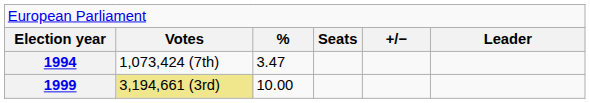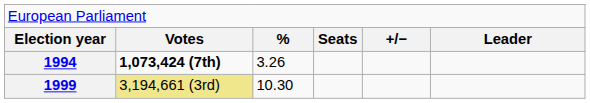(169, 62) normal -> (170, 62) bold
(271, 62) 3.47 -> (271, 62) 3.26
(275, 86) 10.00 -> (275, 86) 10.30
